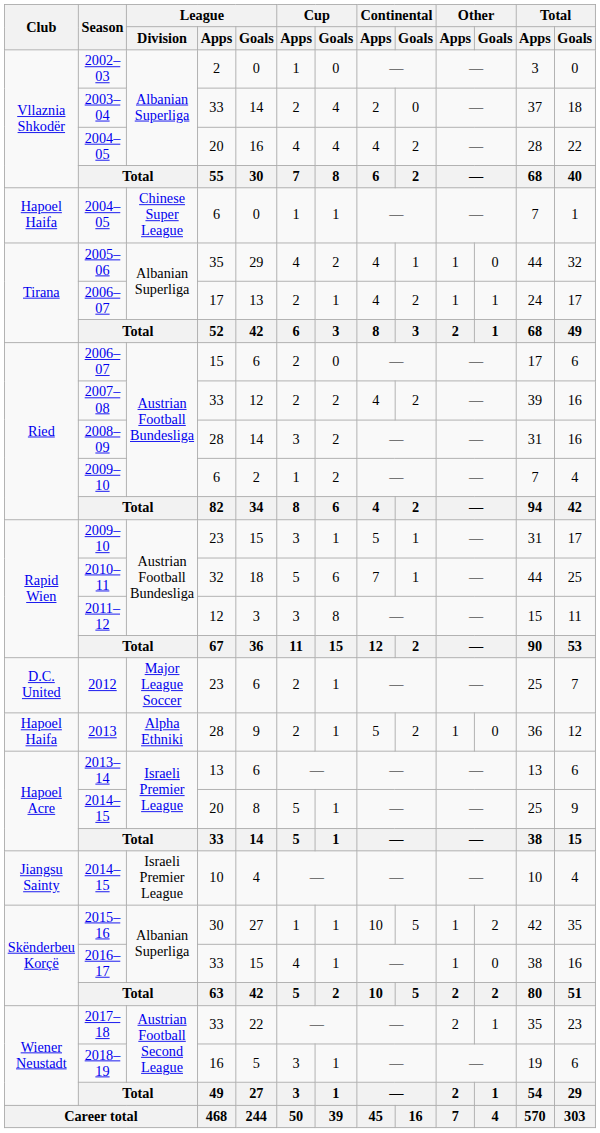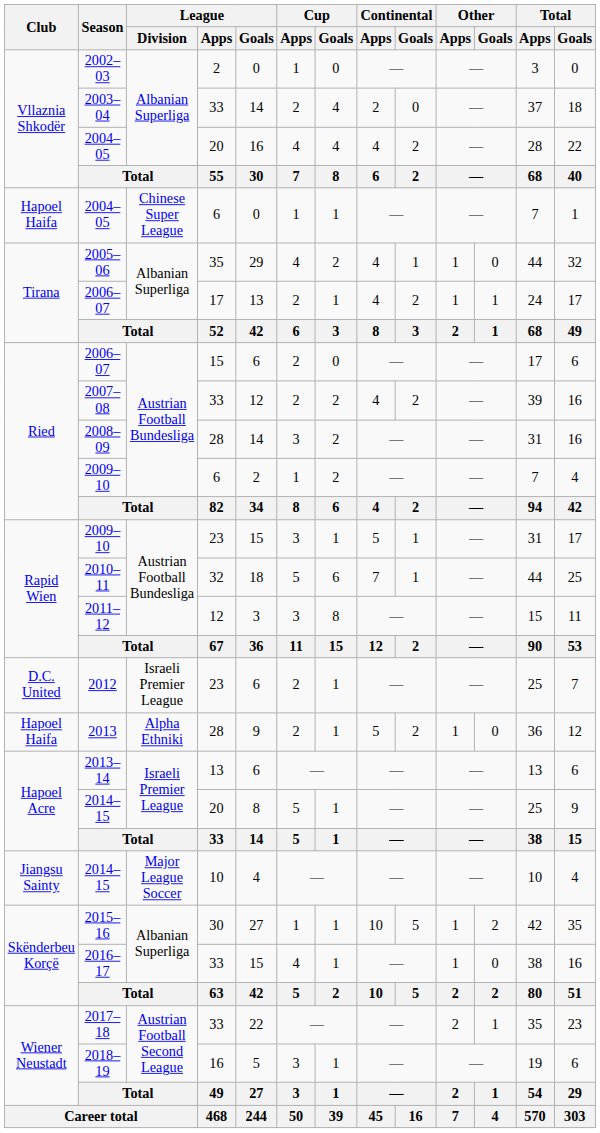(162, 685) Major League Soccer -> (162, 685) Israeli Premier League
(162, 878) Israeli Premier League -> (162, 878) Major League Soccer
